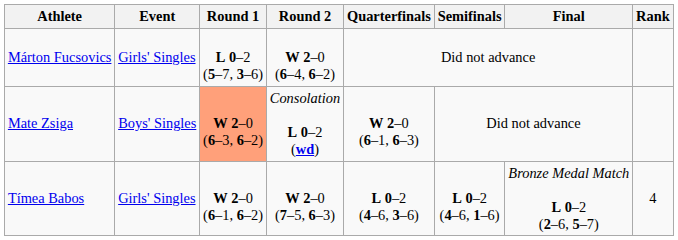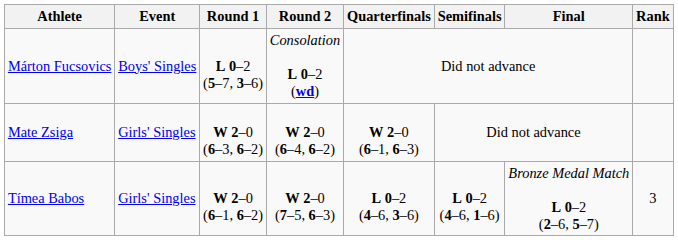(157, 57) Girls' Singles -> (157, 66) Boys' Singles
(305, 66) W 2–0 (6–4, 6–2) -> (305, 66) Consolation L 0–2 (wd)
(157, 123) Boys' Singles -> (157, 132) Girls' Singles
(233, 132) lightsalmon background -> (233, 140) no background
(305, 123) Consolation L 0–2 (wd) -> (305, 140) W 2–0 (6–4, 6–2)
(653, 198) 4 -> (653, 198) 3
